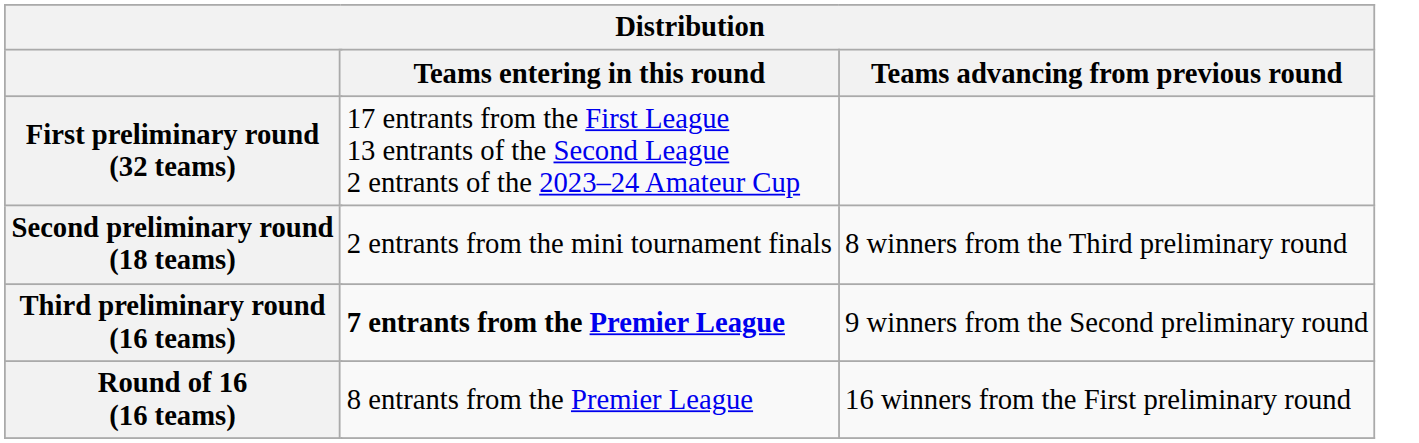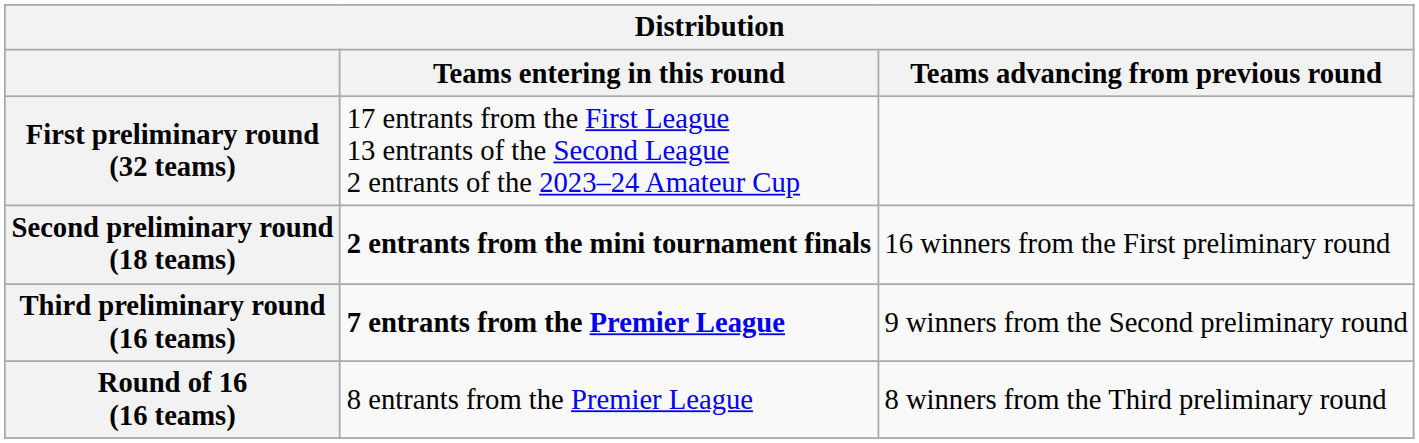(589, 244) normal -> (609, 244) bold
(1096, 244) 8 winners from the Third preliminary round -> (1137, 244) 16 winners from the First preliminary round
(1098, 399) 16 winners from the First preliminary round -> (1136, 399) 8 winners from the Third preliminary round
